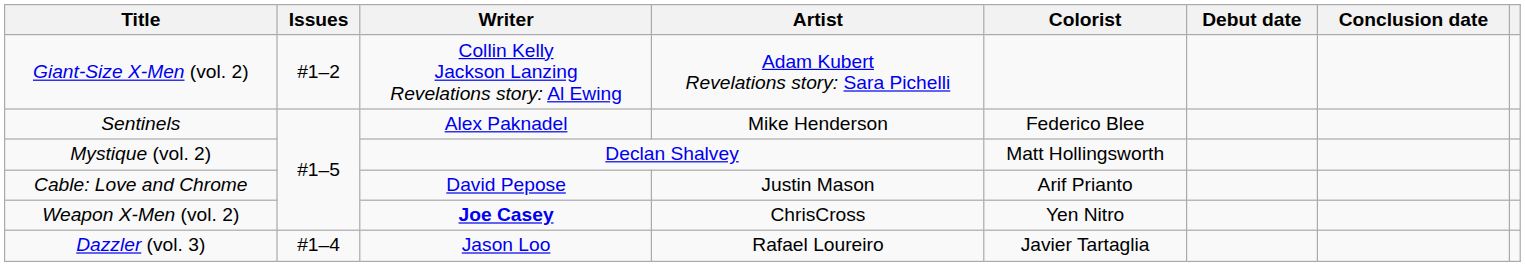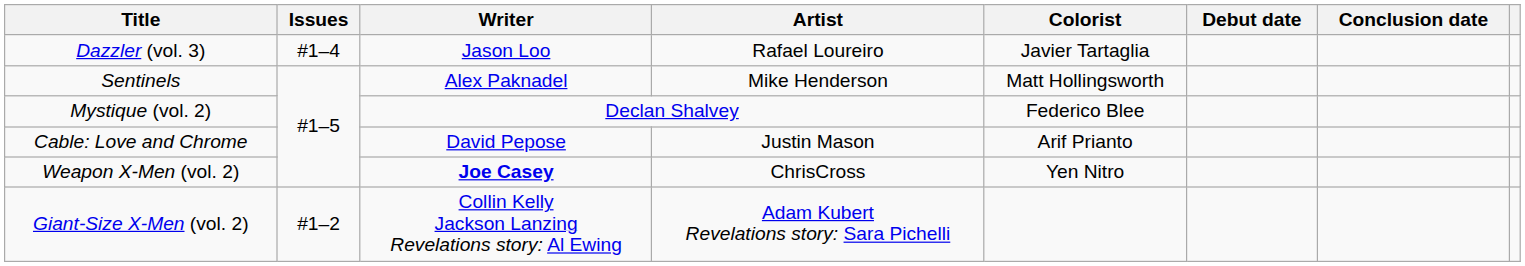rows swapped: (141, 245) <-> (141, 71)
(1085, 123) Federico Blee -> (1085, 80) Matt Hollingsworth
(1085, 154) Matt Hollingsworth -> (1085, 111) Federico Blee
